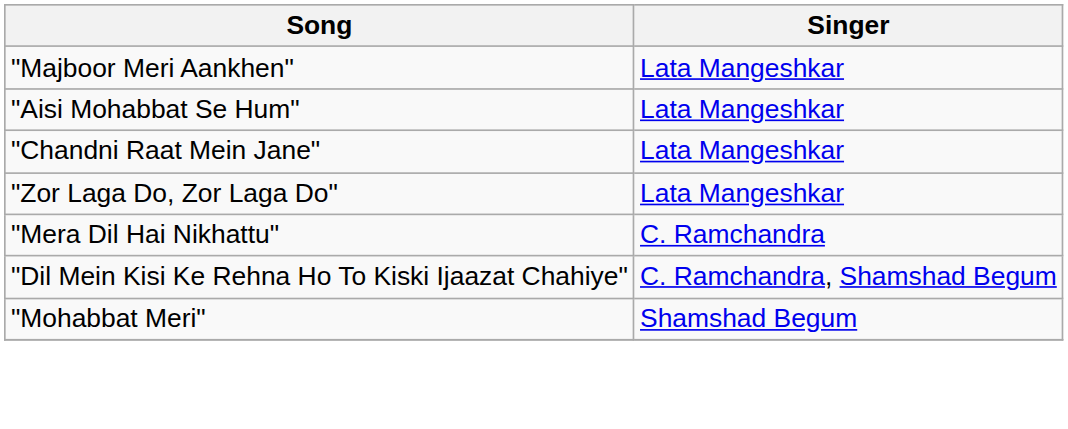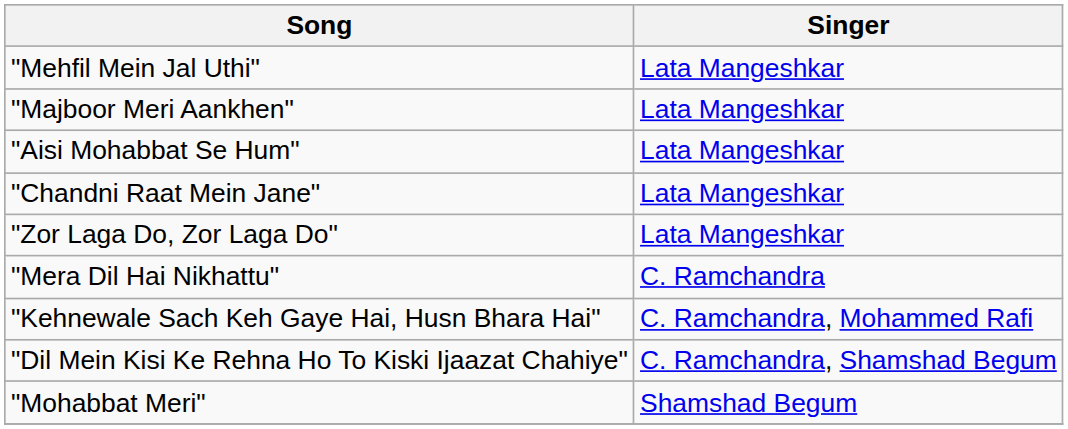+ row: (135, 67)
+ row: (306, 318)
